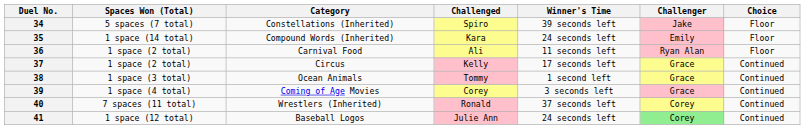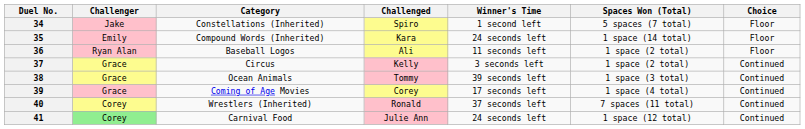columns swapped: (682, 11) <-> (149, 11)
(579, 24) 39 seconds left -> (509, 24) 1 second left
(330, 51) Carnival Food -> (260, 51) Baseball Logos
(579, 64) 17 seconds left -> (509, 64) 3 seconds left
(579, 78) 1 second left -> (509, 78) 39 seconds left
(579, 91) 3 seconds left -> (509, 91) 17 seconds left
(330, 118) Baseball Logos -> (260, 118) Carnival Food
